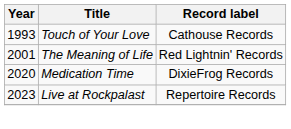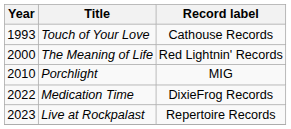(21, 54) 2001 -> (21, 54) 2000
+ row: (69, 74)
(21, 74) 2020 -> (21, 94) 2022
